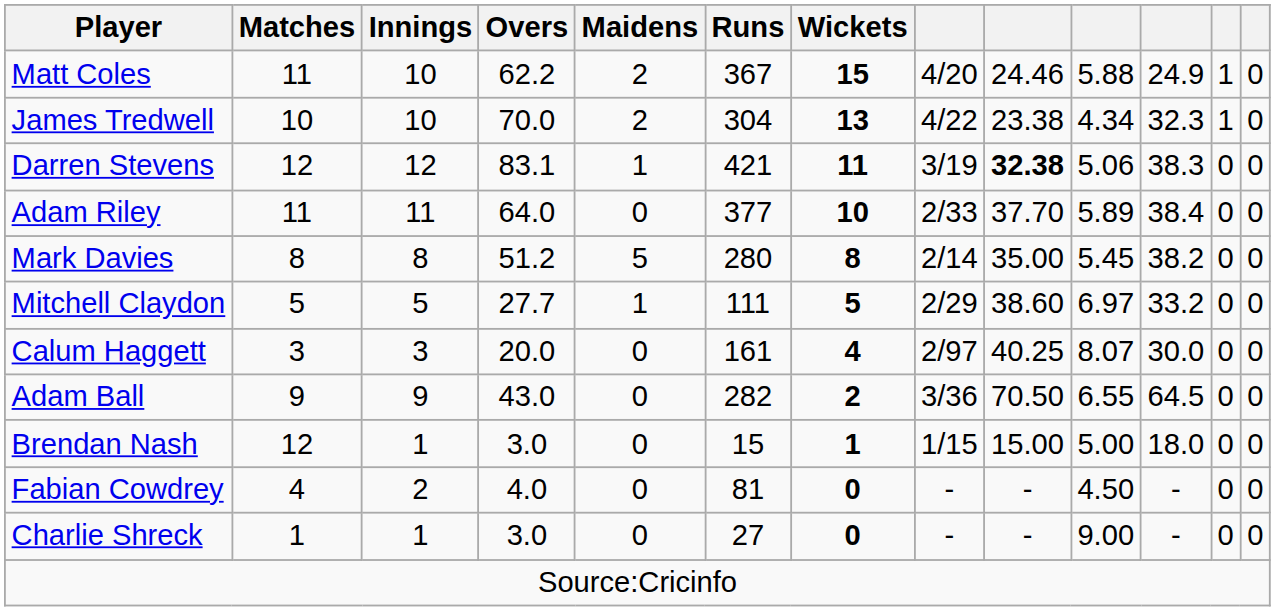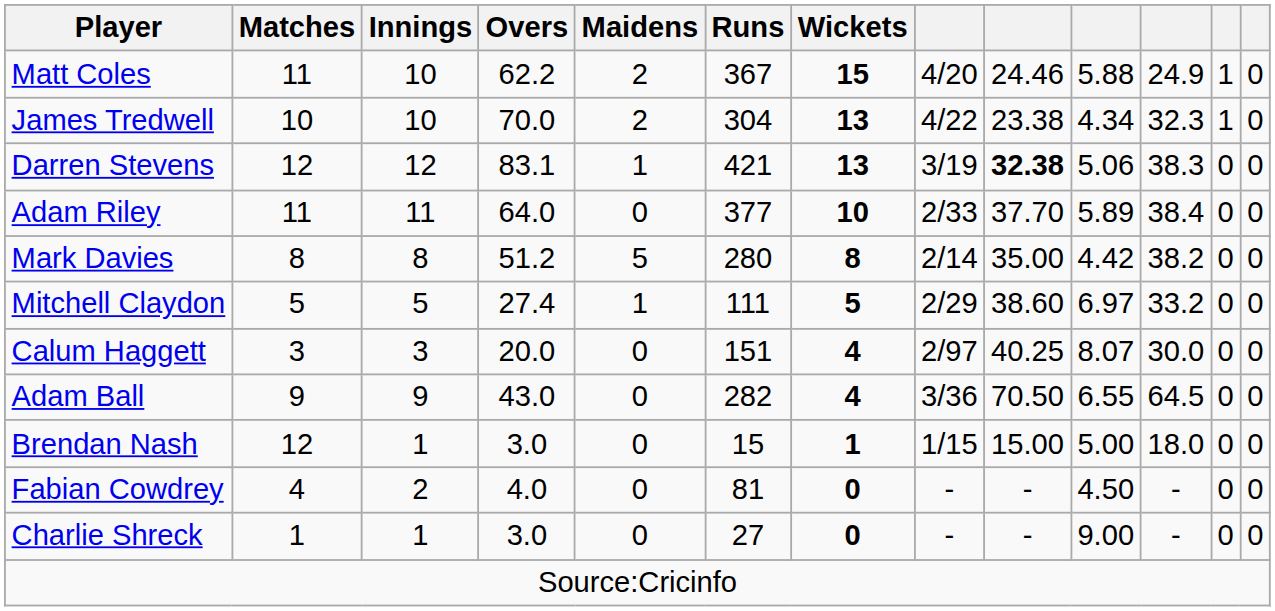(853, 166) 11 -> (853, 166) 13
(1106, 258) 5.45 -> (1106, 258) 4.42
(527, 304) 27.7 -> (527, 304) 27.4
(748, 350) 161 -> (748, 350) 151
(853, 397) 2 -> (853, 397) 4
